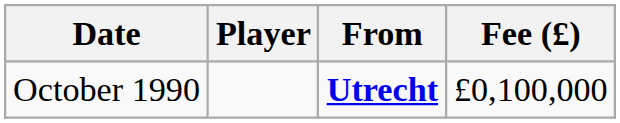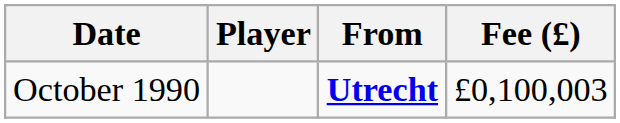(531, 89) £0,100,000 -> (531, 89) £0,100,003
